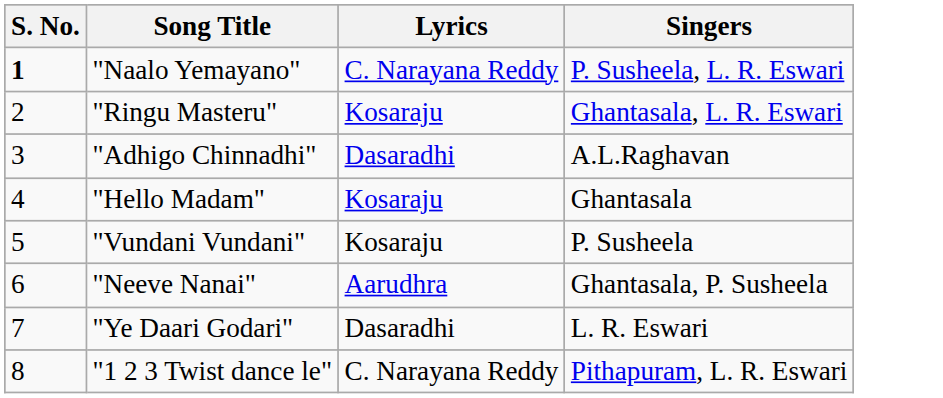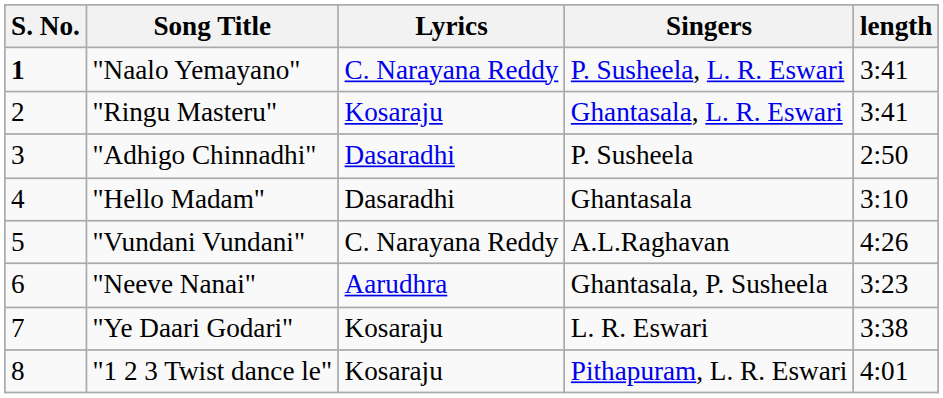+ column: (896, 26)
(650, 155) A.L.Raghavan -> (632, 155) P. Susheela
(394, 198) Kosaraju -> (400, 198) Dasaradhi
(394, 241) Kosaraju -> (451, 241) C. Narayana Reddy
(632, 241) P. Susheela -> (650, 241) A.L.Raghavan
(400, 328) Dasaradhi -> (394, 328) Kosaraju
(451, 371) C. Narayana Reddy -> (394, 371) Kosaraju
